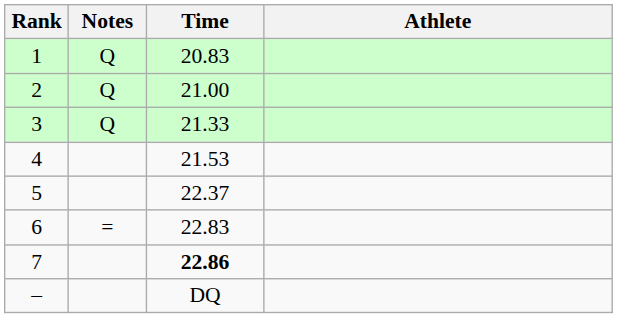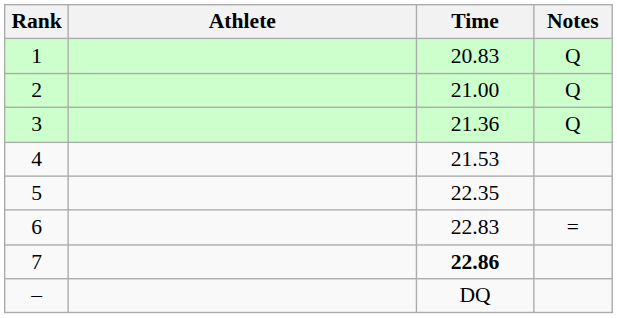columns swapped: (438, 21) <-> (107, 21)
(205, 124) 21.33 -> (475, 124) 21.36
(205, 192) 22.37 -> (475, 192) 22.35
